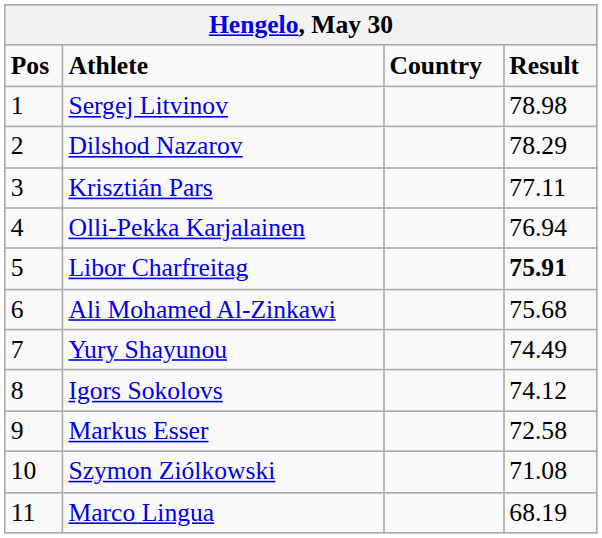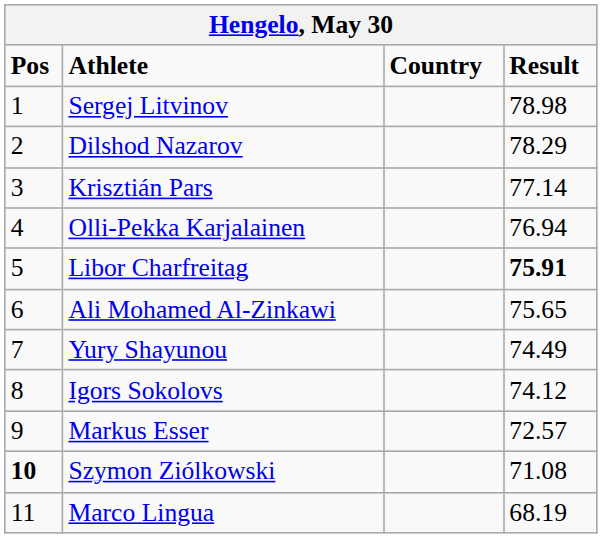(538, 187) 77.11 -> (538, 187) 77.14
(538, 308) 75.68 -> (538, 308) 75.65
(538, 430) 72.58 -> (538, 430) 72.57
(24, 471) normal -> (24, 471) bold
